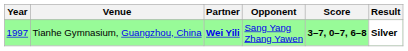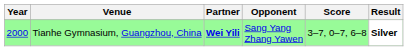(17, 33) 1997 -> (17, 33) 2000
(337, 33) bold -> (337, 33) normal
